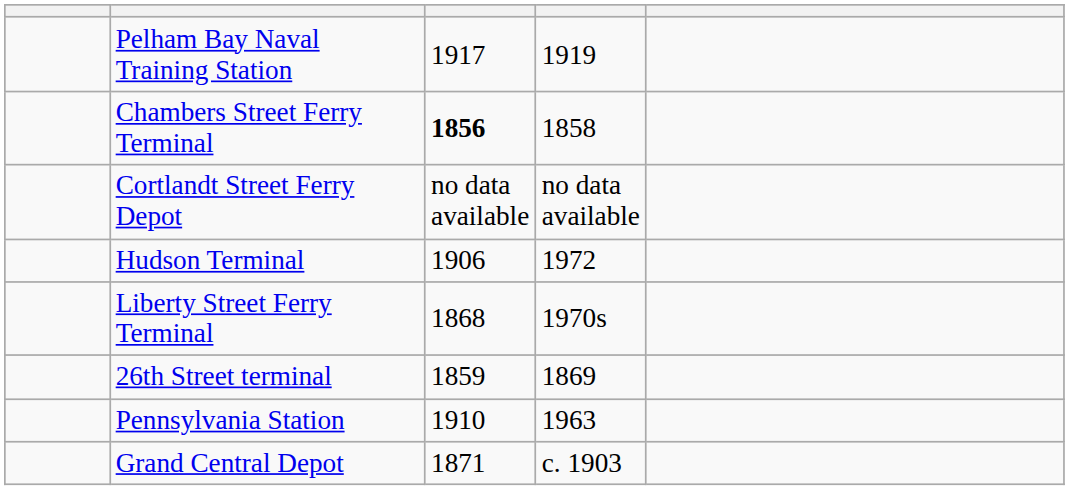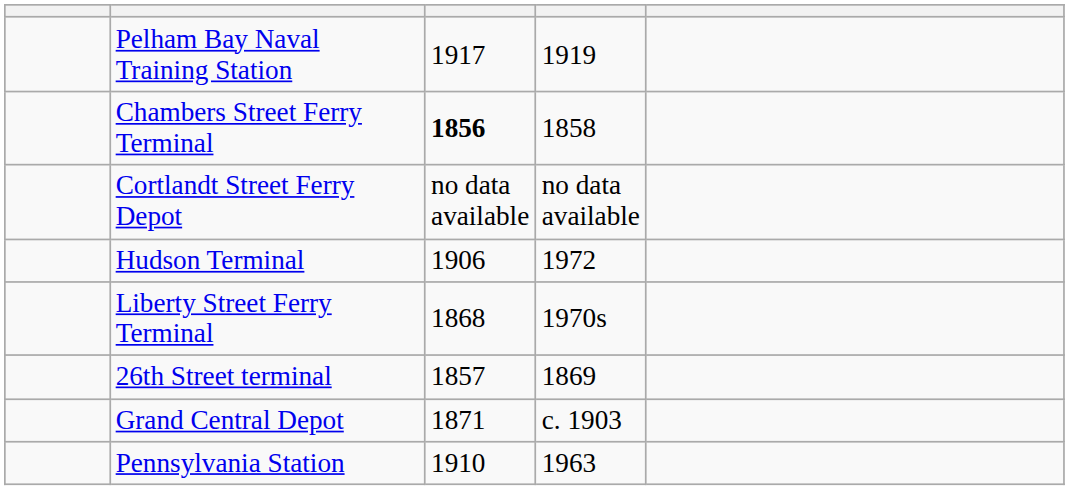(458, 376) 1859 -> (458, 376) 1857
rows swapped: (230, 462) <-> (230, 419)
